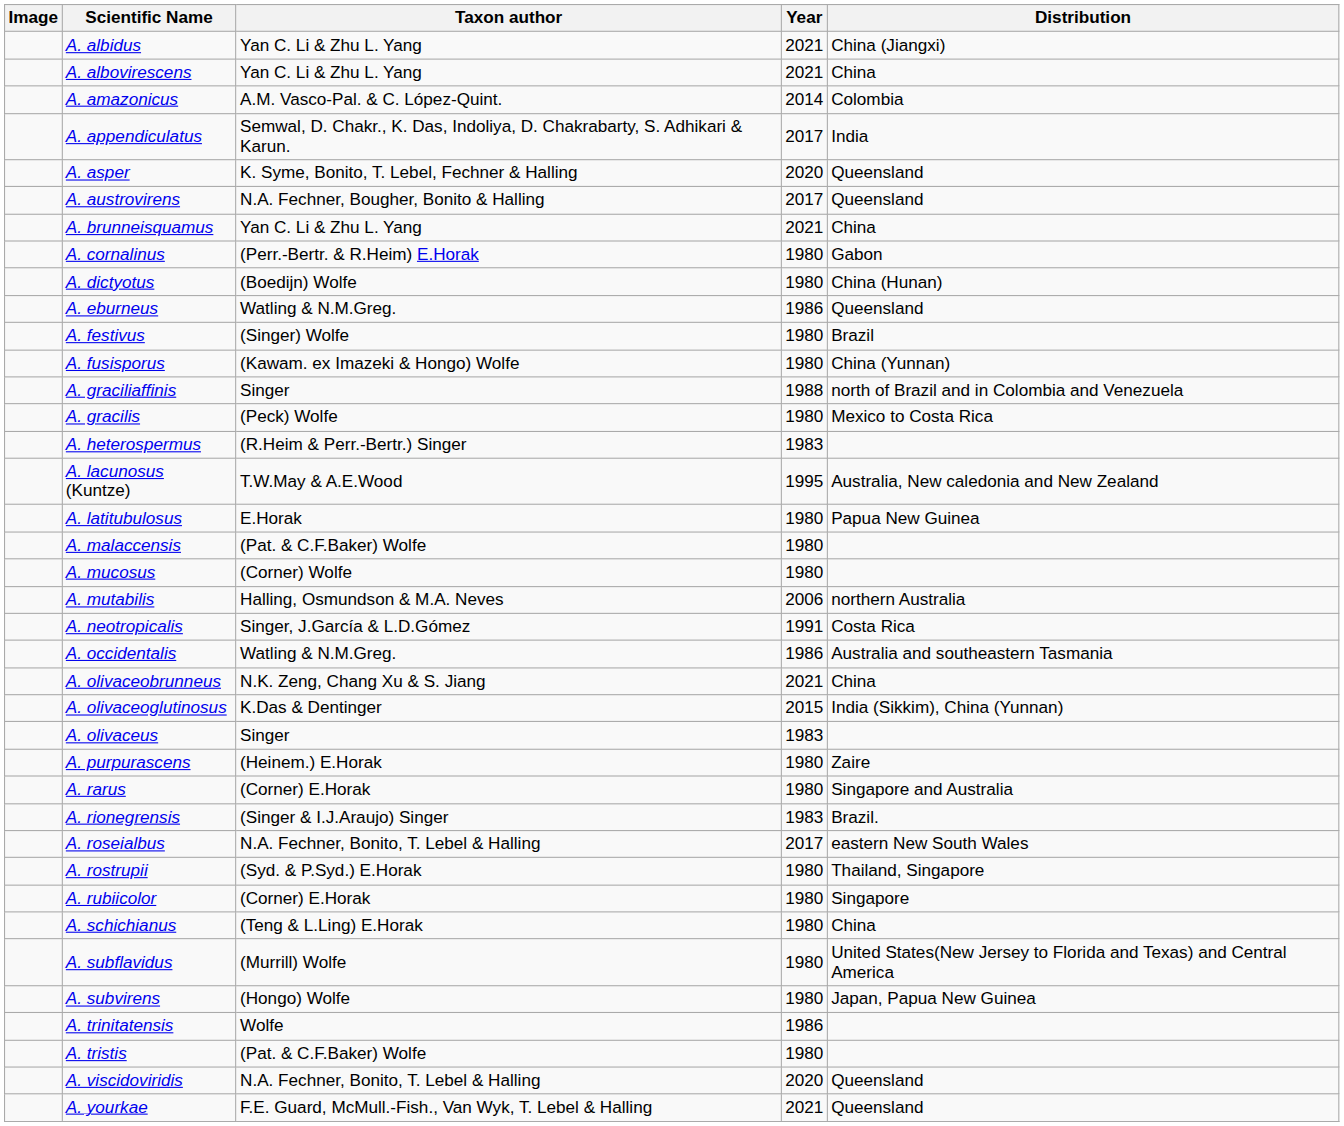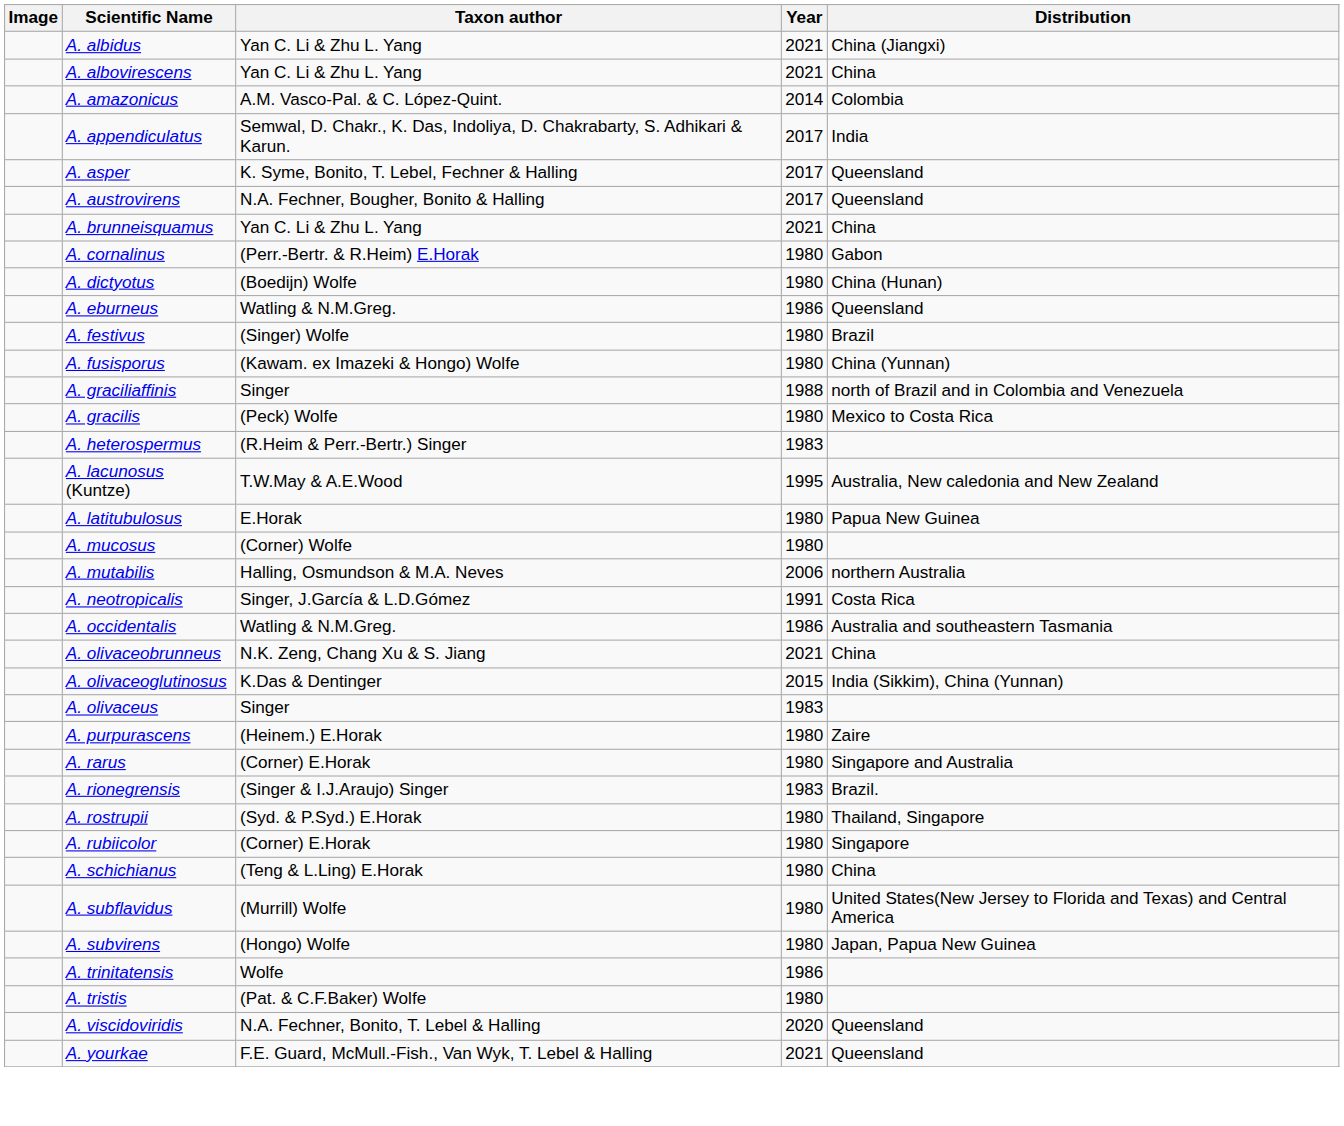(804, 173) 2020 -> (804, 173) 2017
- row: (123, 545)
- row: (115, 843)
